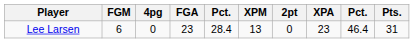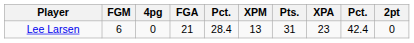columns swapped: (290, 12) <-> (392, 12)
(187, 29) 23 -> (187, 29) 21
(358, 29) 46.4 -> (358, 29) 42.4
